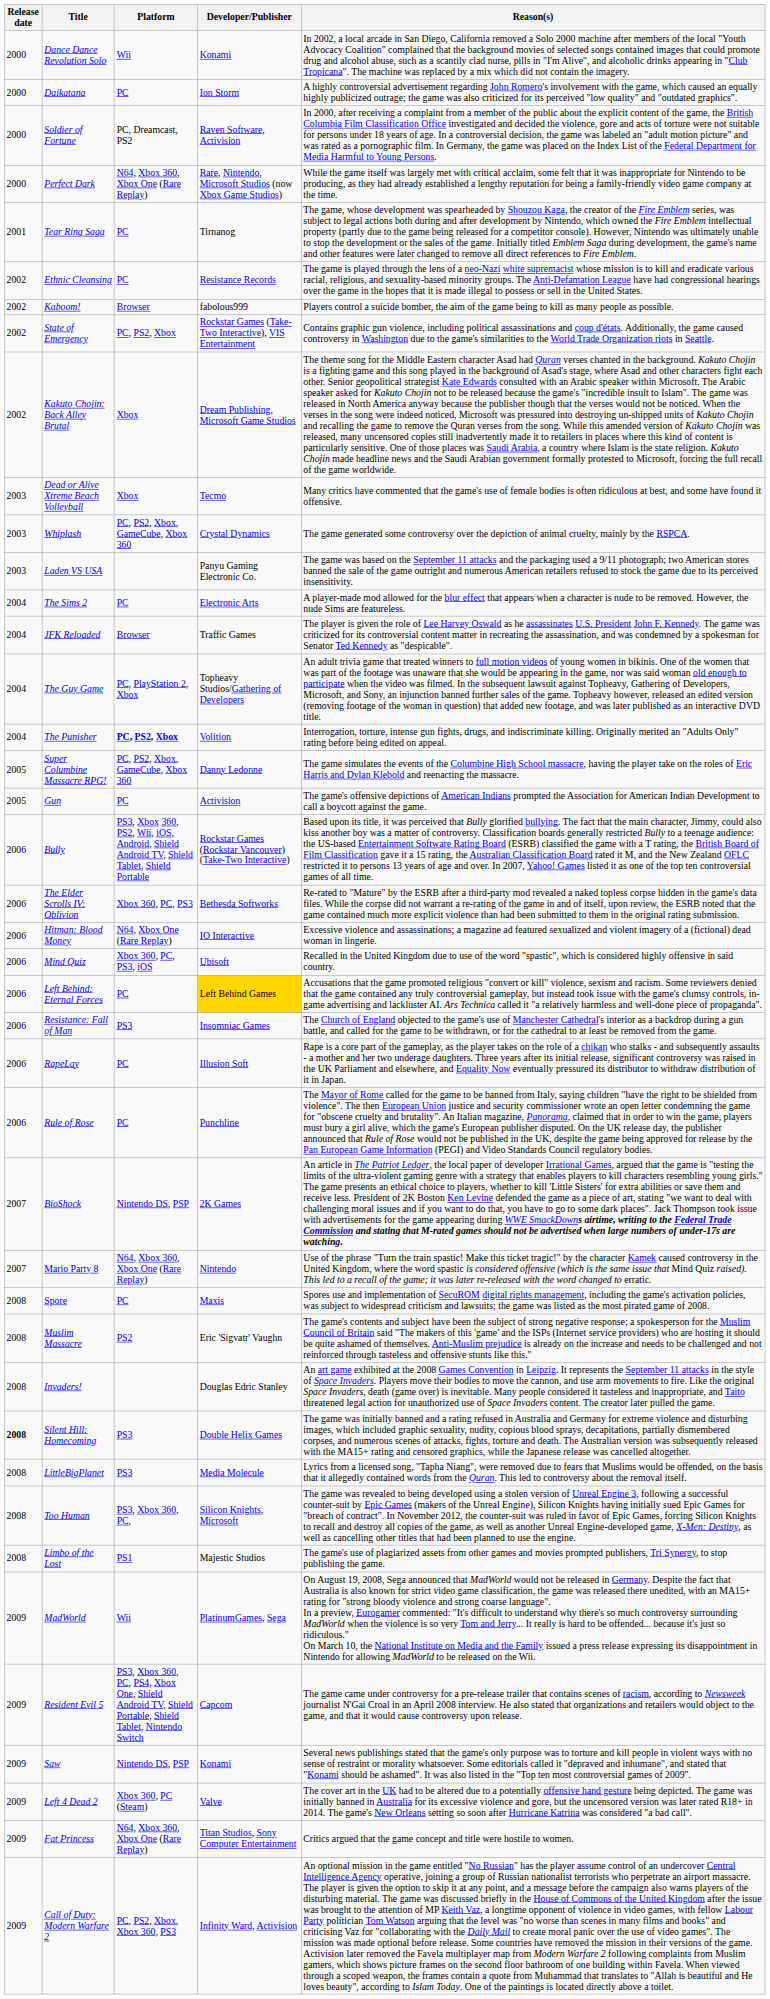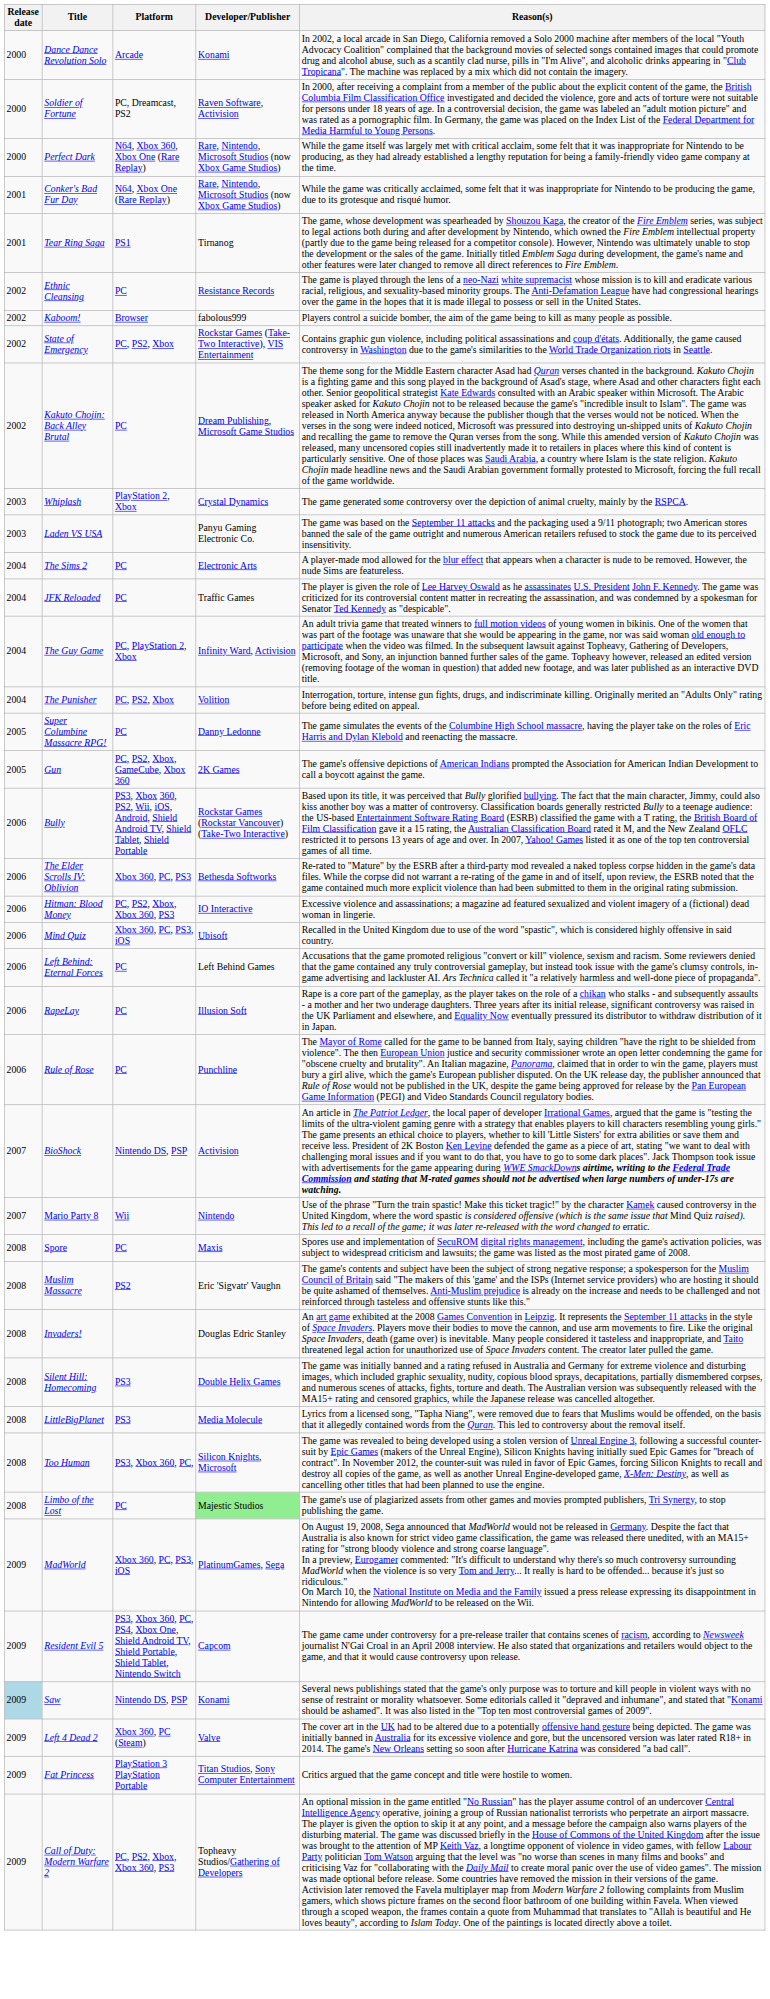(124, 55) Wii -> (129, 55) Arcade
- row: (65, 92)
+ row: (71, 194)
(123, 232) PC -> (123, 243) PS1
(127, 415) Xbox -> (121, 426) PC
- row: (72, 496)
(152, 533) PC, PS2, Xbox, GameCube, Xbox 360 -> (142, 501) PlayStation 2, Xbox
(133, 635) Browser -> (121, 597) PC
(240, 689) Topheavy Studios/Gathering of Developers -> (247, 651) Infinity Ward, Activision
(147, 737) bold -> (144, 700) normal
(152, 769) PC, PS2, Xbox, GameCube, Xbox 360 -> (121, 732) PC
(123, 801) PC -> (150, 769) PC, PS2, Xbox, GameCube, Xbox 360
(220, 801) Activision -> (219, 769) 2K Games
(148, 935) N64, Xbox One (Rare Replay) -> (146, 909) PC, PS2, Xbox, Xbox 360, PS3
(238, 994) gold background -> (236, 967) no background
- row: (76, 1026)
(220, 1204) 2K Games -> (218, 1151) Activision
(149, 1269) N64, Xbox 360, Xbox One (Rare Replay) -> (122, 1216) Wii
(16, 1435) bold -> (16, 1382) normal
(124, 1558) PS1 -> (121, 1505) PC
(232, 1558) no background -> (231, 1505) lightgreen background
(124, 1618) Wii -> (154, 1565) Xbox 360, PC, PS3, iOS
(16, 1764) no background -> (16, 1700) lightblue background
(149, 1839) N64, Xbox 360, Xbox One (Rare Replay) -> (141, 1775) PlayStation 3 PlayStation Portable
(248, 1926) Infinity Ward, Activision -> (239, 1862) Topheavy Studios/Gathering of Developers
